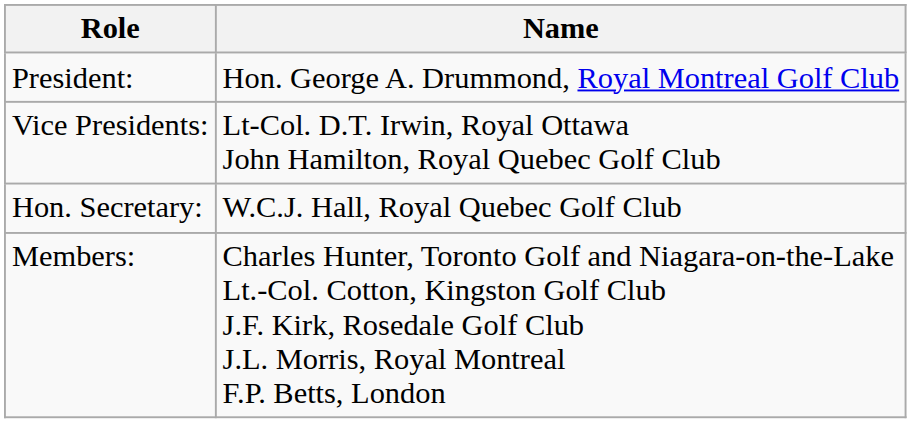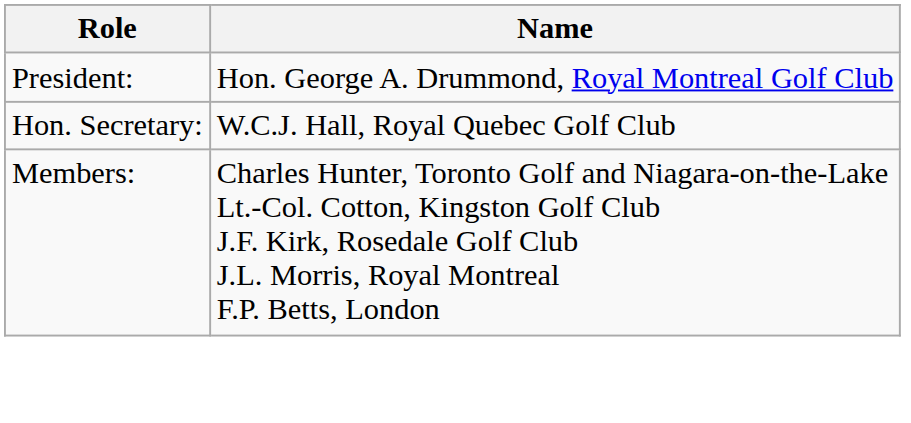- row: (110, 125)
